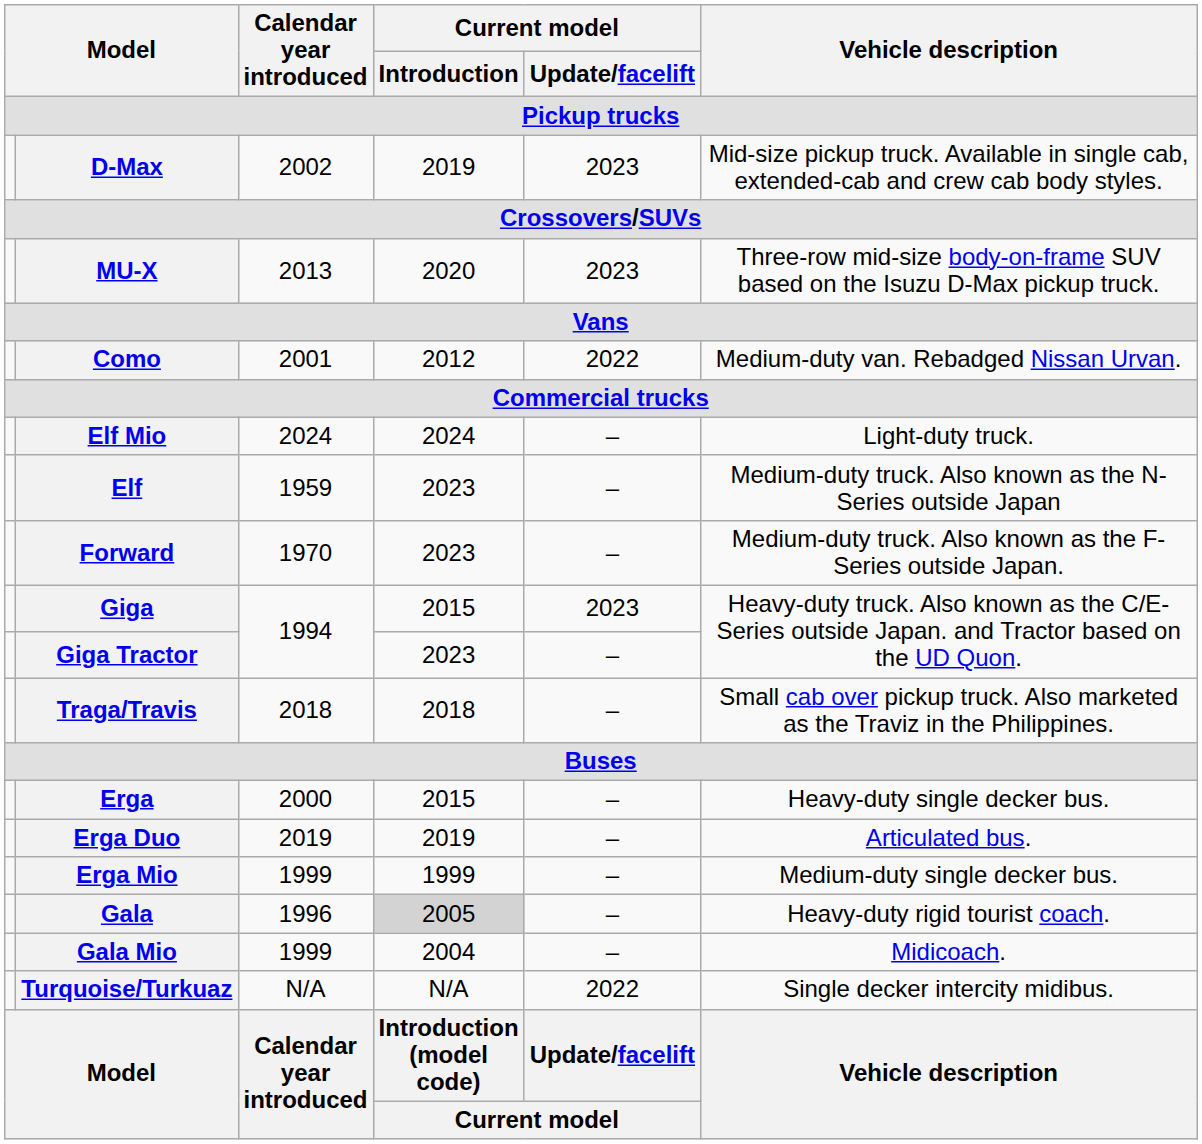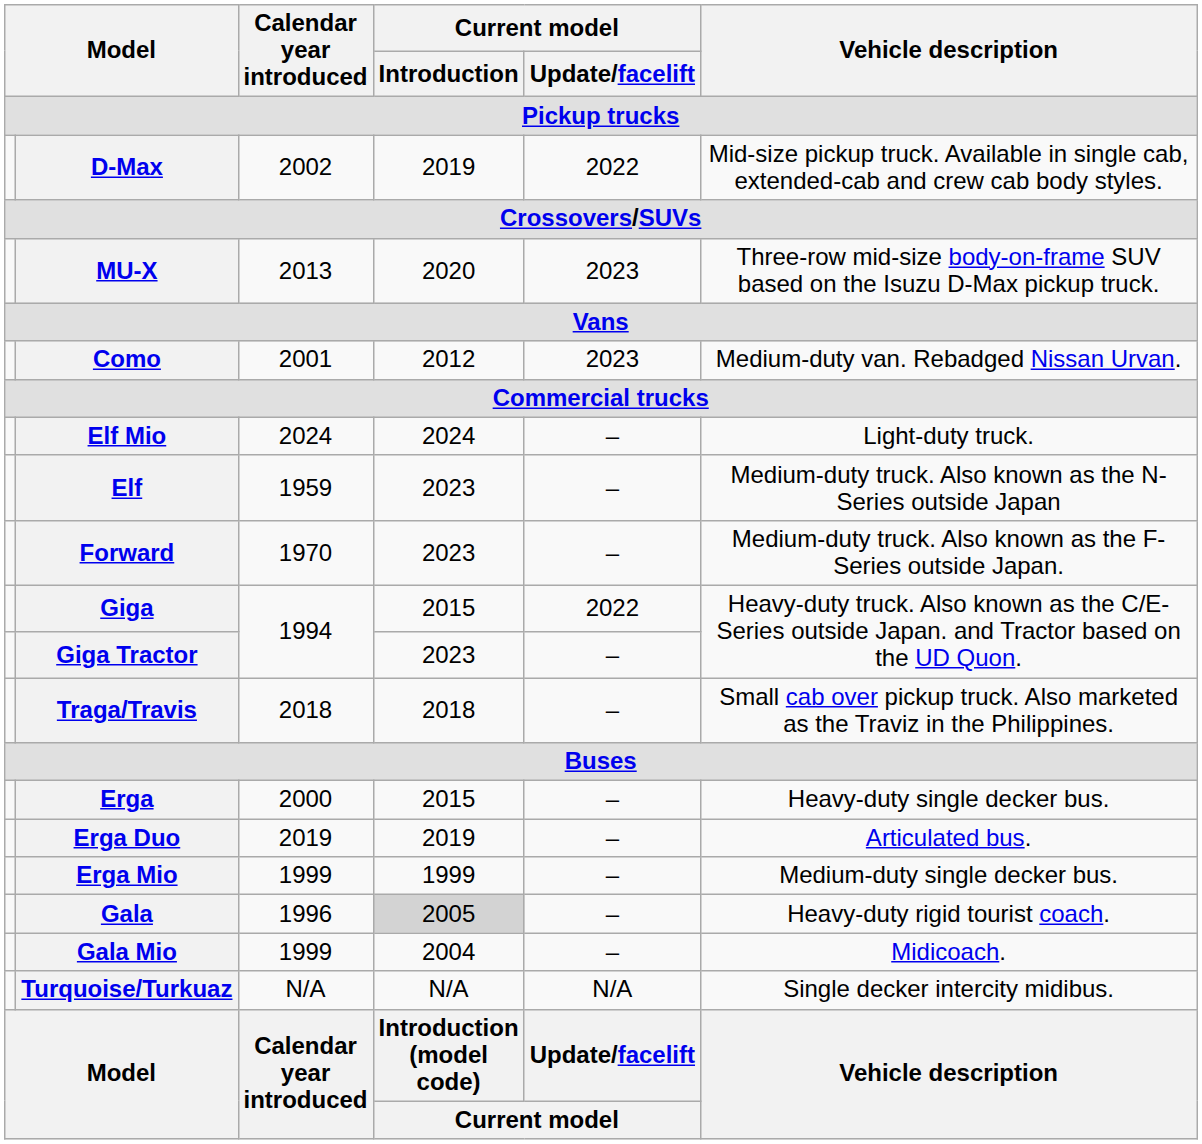(612, 167) 2023 -> (612, 167) 2022
(612, 359) 2022 -> (612, 359) 2023
(612, 608) 2023 -> (612, 608) 2022
(612, 989) 2022 -> (612, 989) N/A
